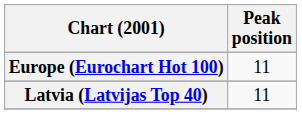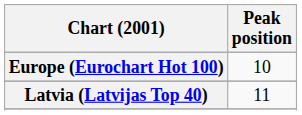(262, 66) 11 -> (262, 66) 10
